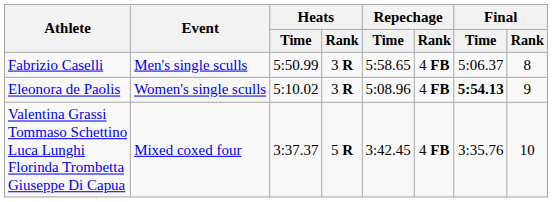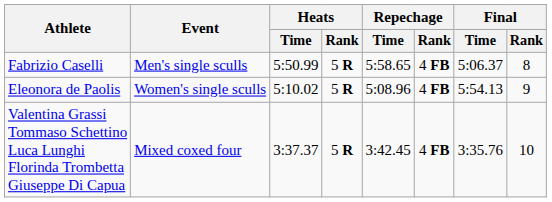(342, 65) 3 R -> (342, 65) 5 R
(342, 90) 3 R -> (342, 90) 5 R
(481, 90) bold -> (480, 90) normal
